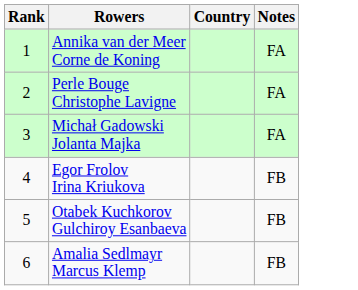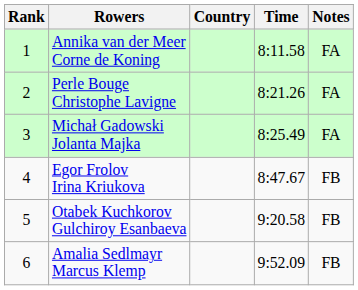+ column: (281, 16)
